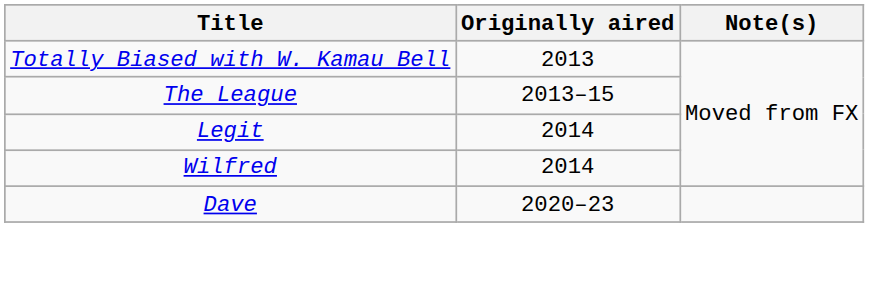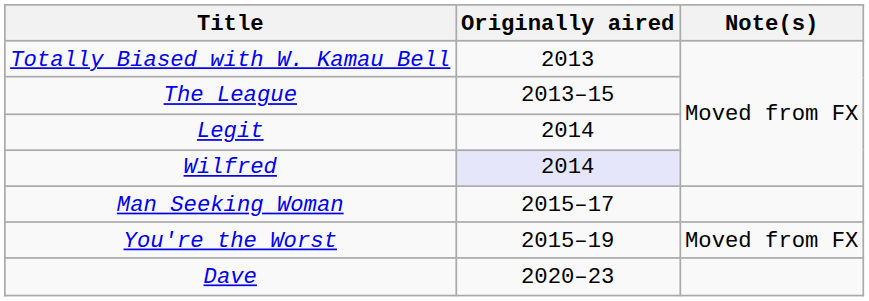(568, 168) no background -> (568, 168) lavender background
+ row: (230, 204)
+ row: (230, 240)
